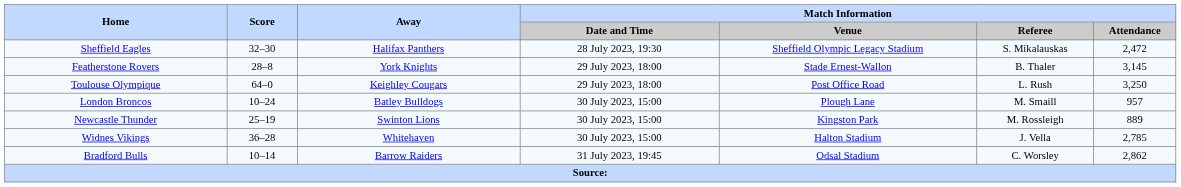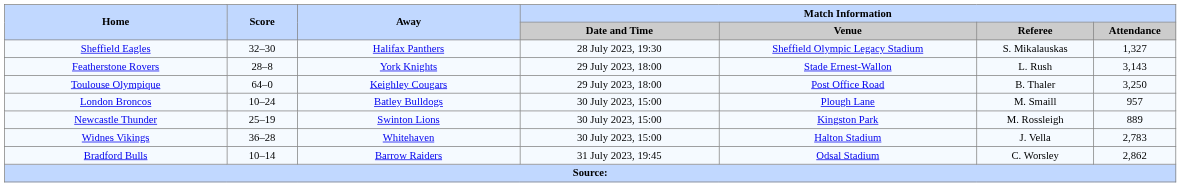(1135, 48) 2,472 -> (1135, 48) 1,327
(1035, 66) B. Thaler -> (1035, 66) L. Rush
(1135, 66) 3,145 -> (1135, 66) 3,143
(1035, 84) L. Rush -> (1035, 84) B. Thaler
(1135, 137) 2,785 -> (1135, 137) 2,783
